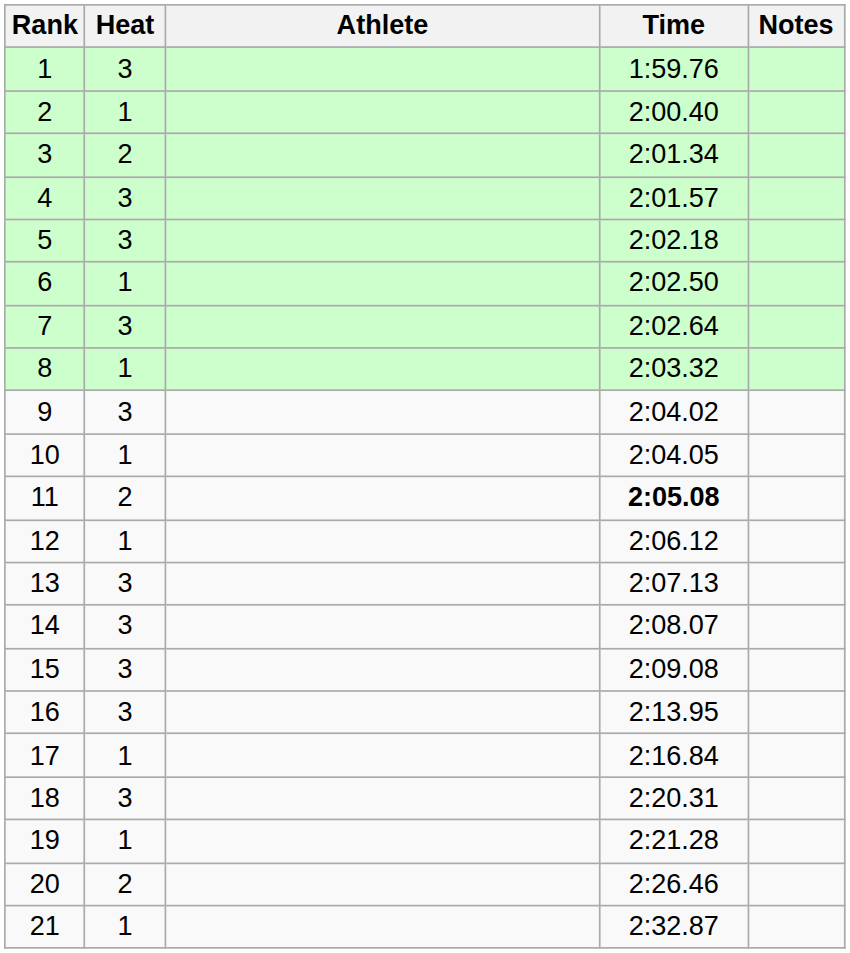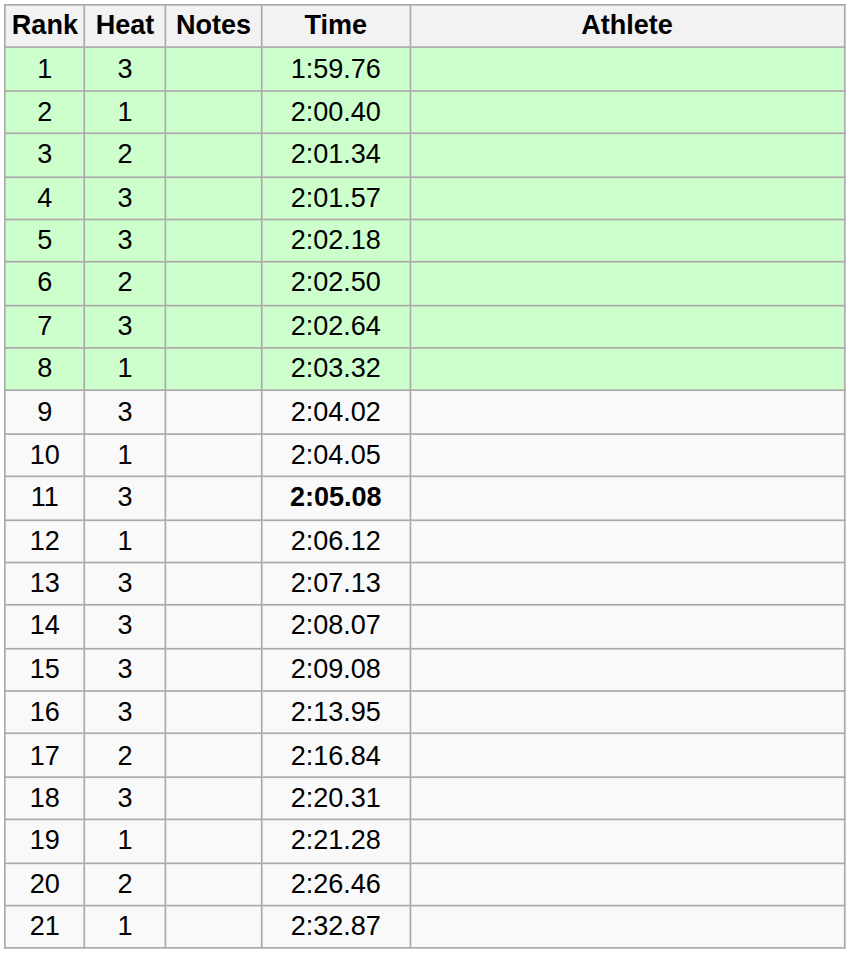columns swapped: (382, 25) <-> (796, 25)
(125, 283) 1 -> (125, 283) 2
(125, 497) 2 -> (125, 497) 3
(125, 754) 1 -> (125, 754) 2
